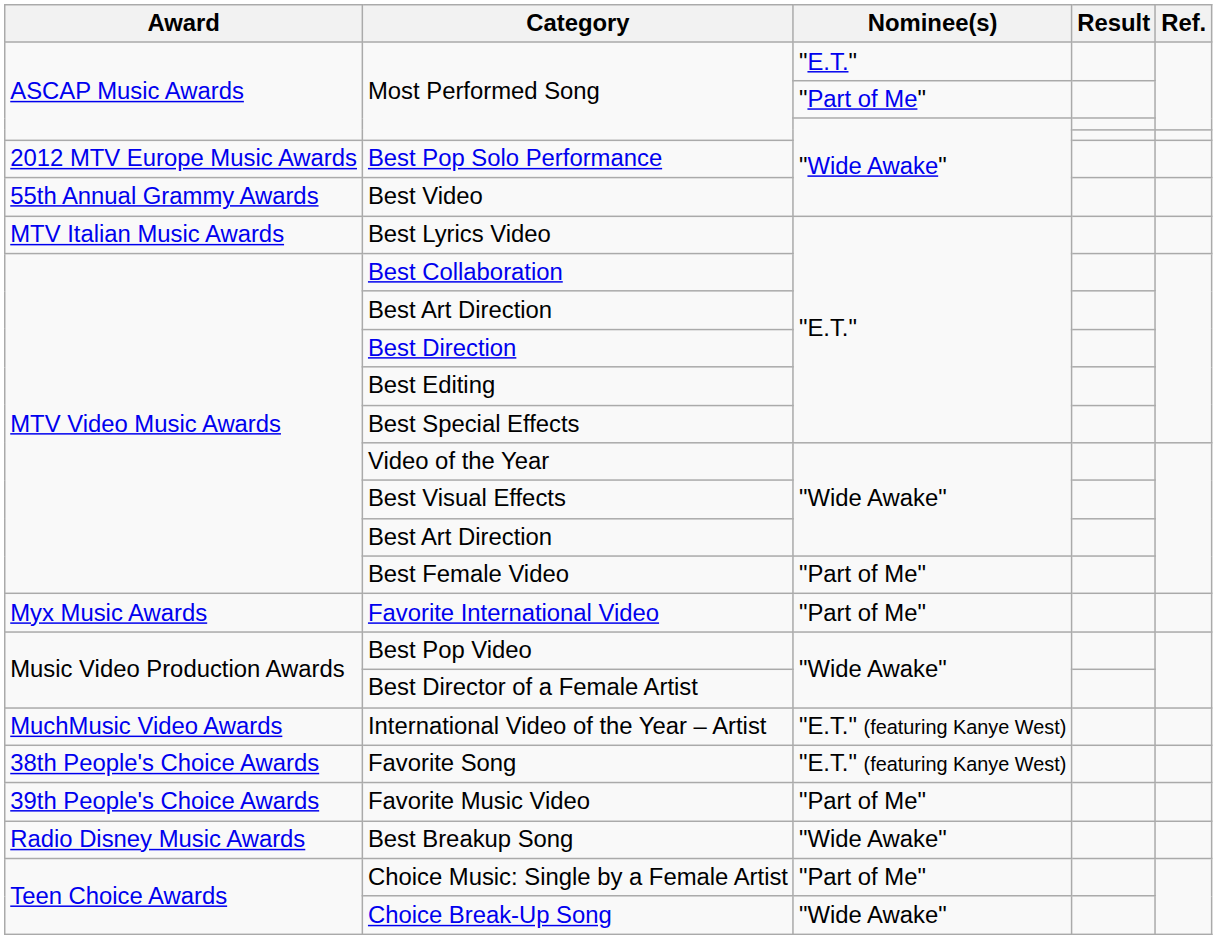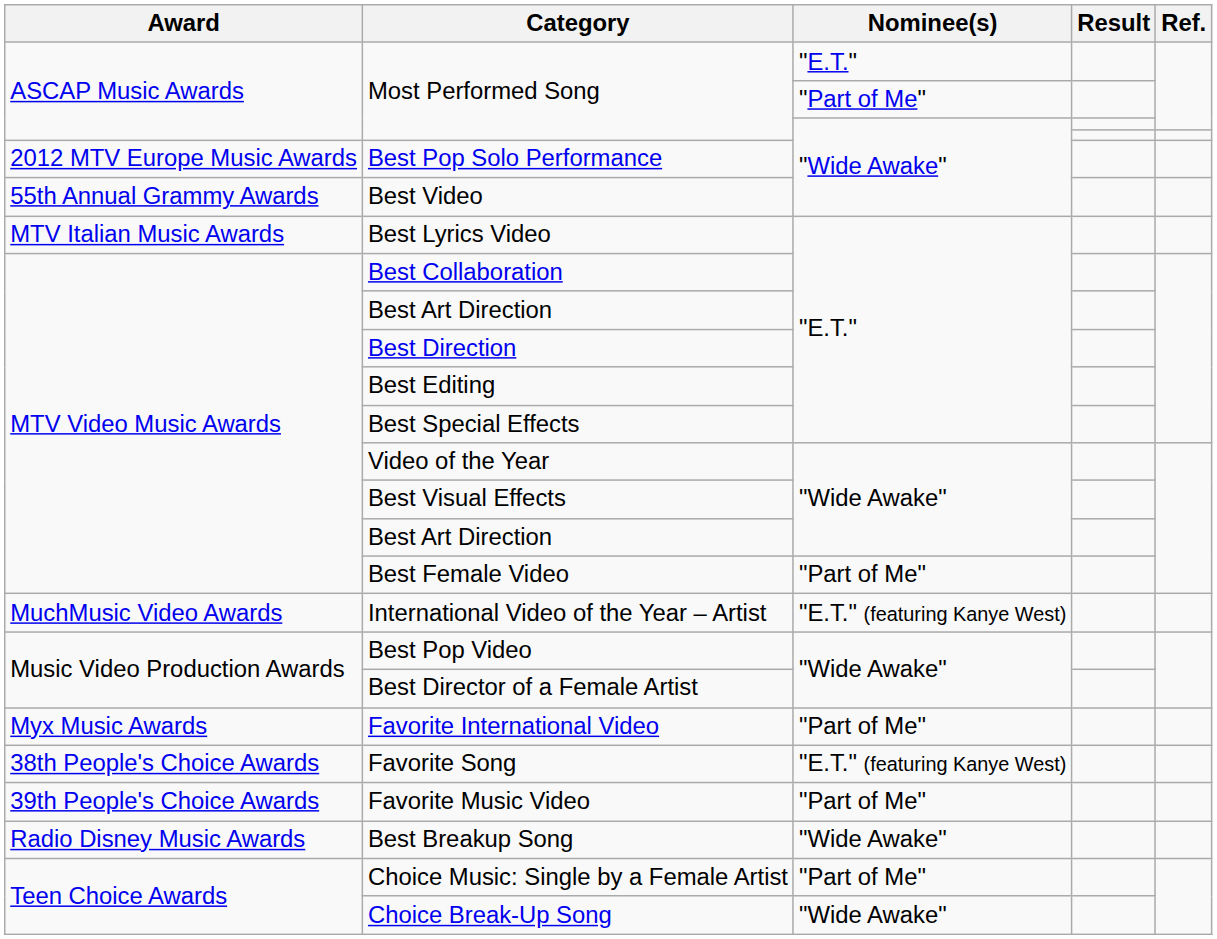rows swapped: (567, 725) <-> (514, 612)
